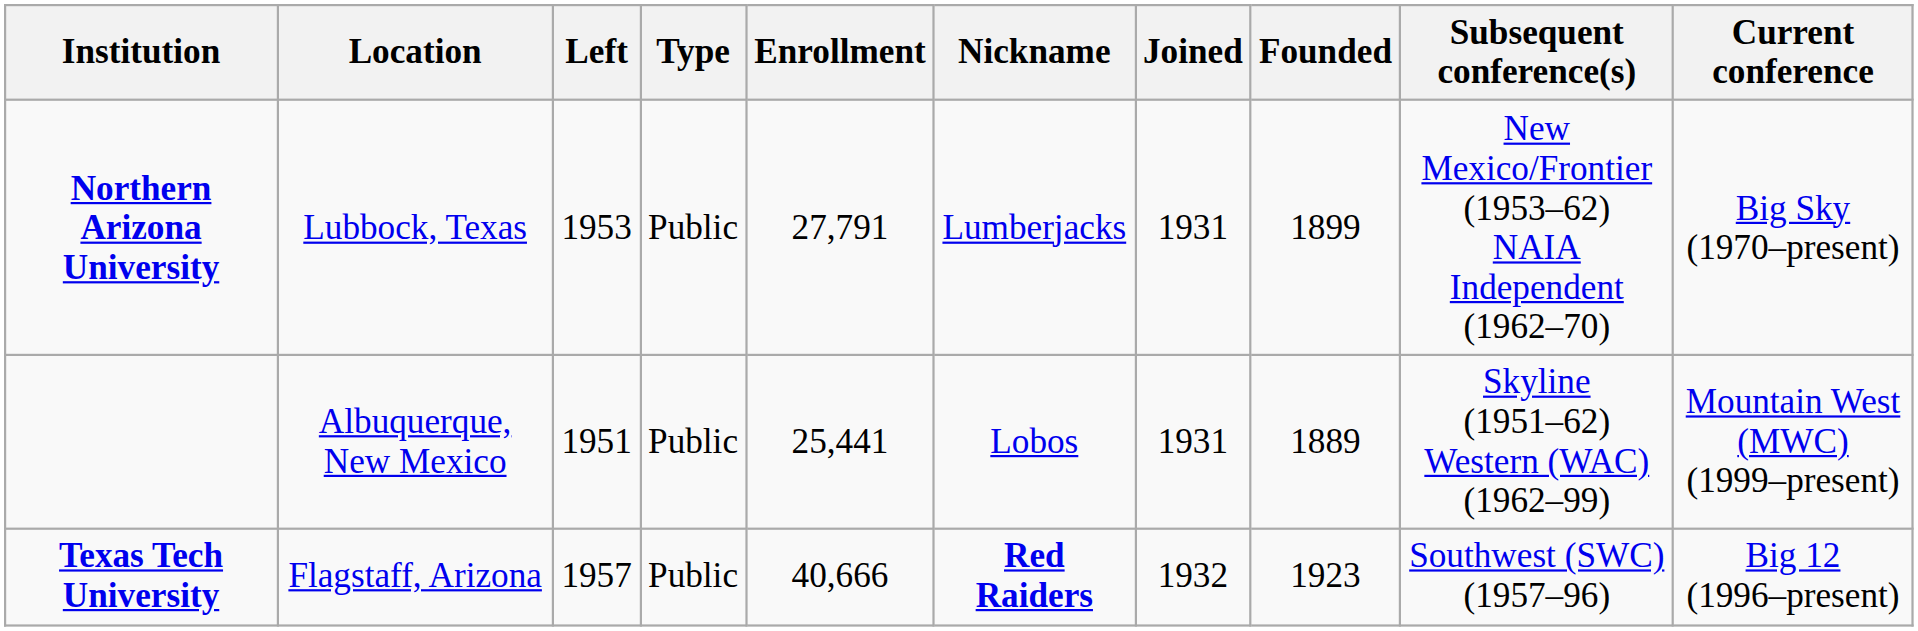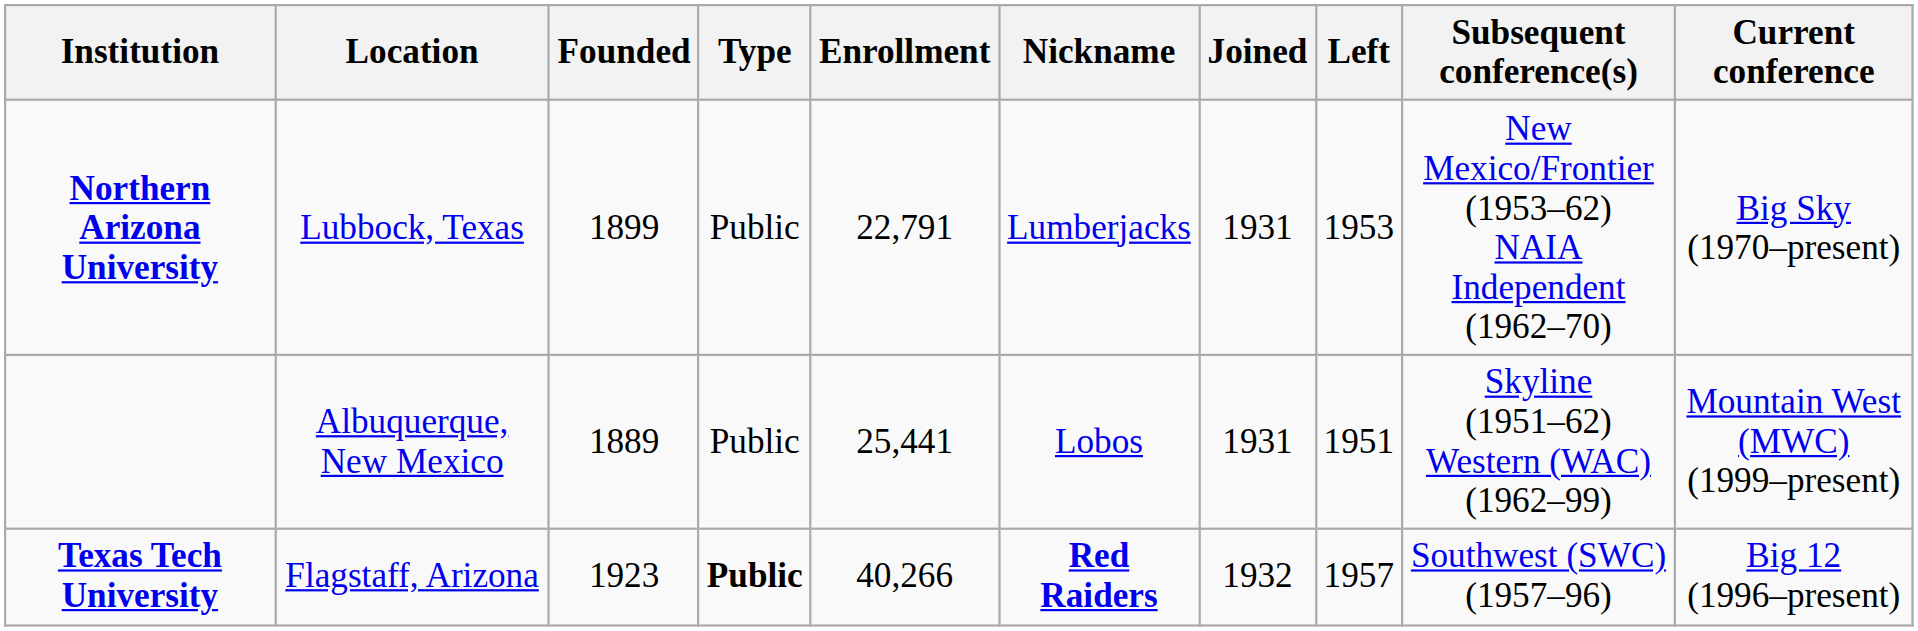columns swapped: (1325, 52) <-> (597, 52)
(840, 226) 27,791 -> (905, 226) 22,791
(693, 576) normal -> (755, 576) bold
(840, 576) 40,666 -> (905, 576) 40,266
